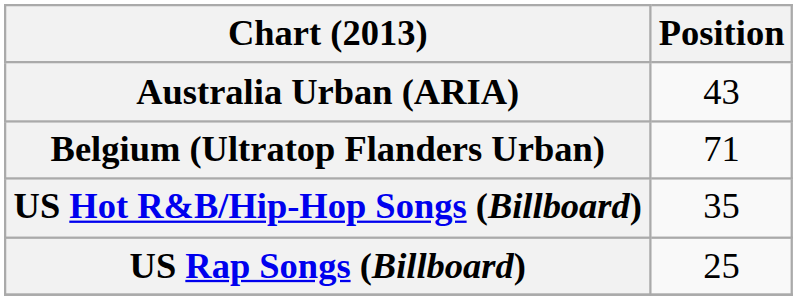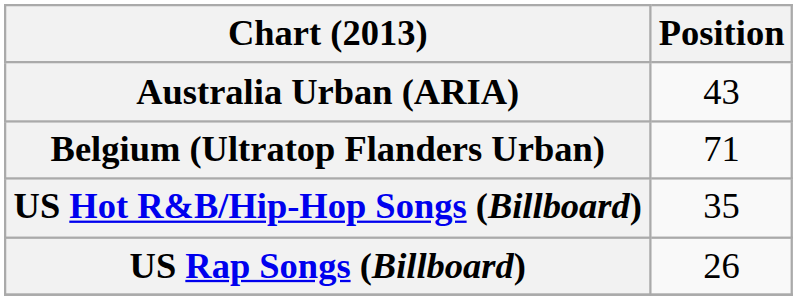(722, 264) 25 -> (722, 264) 26
